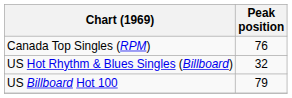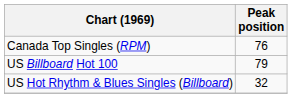rows swapped: (62, 83) <-> (120, 64)
